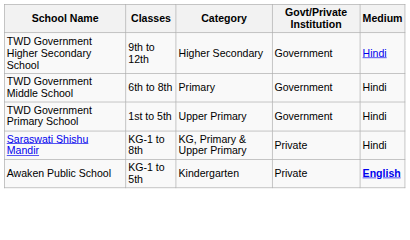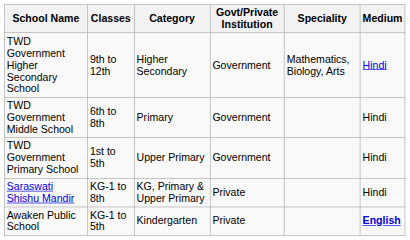+ column: (322, 18)
